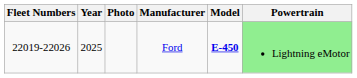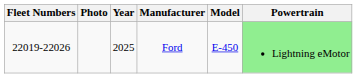columns swapped: (121, 13) <-> (91, 13)
(225, 47) bold -> (225, 47) normal
